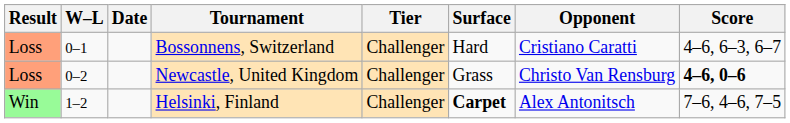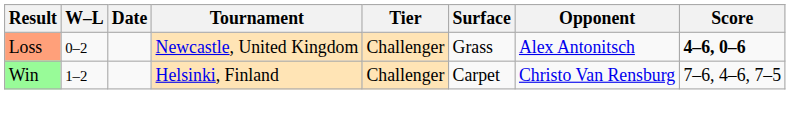- row: (245, 46)
(597, 74) Christo Van Rensburg -> (577, 46) Alex Antonitsch
(479, 103) bold -> (476, 74) normal
(577, 103) Alex Antonitsch -> (597, 74) Christo Van Rensburg
